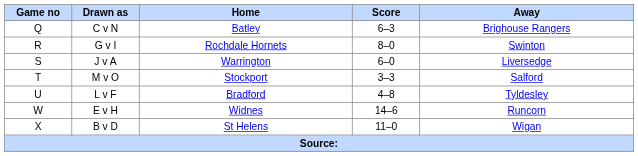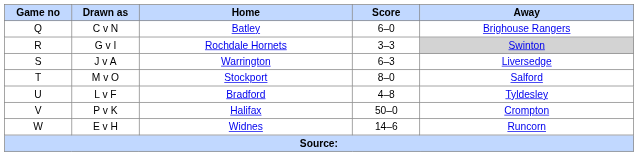(386, 29) 6–3 -> (386, 29) 6–0
(386, 45) 8–0 -> (386, 45) 3–3
(527, 45) no background -> (527, 45) lightgrey background
(386, 62) 6–0 -> (386, 62) 6–3
(386, 78) 3–3 -> (386, 78) 8–0
+ row: (105, 110)
- row: (105, 127)
